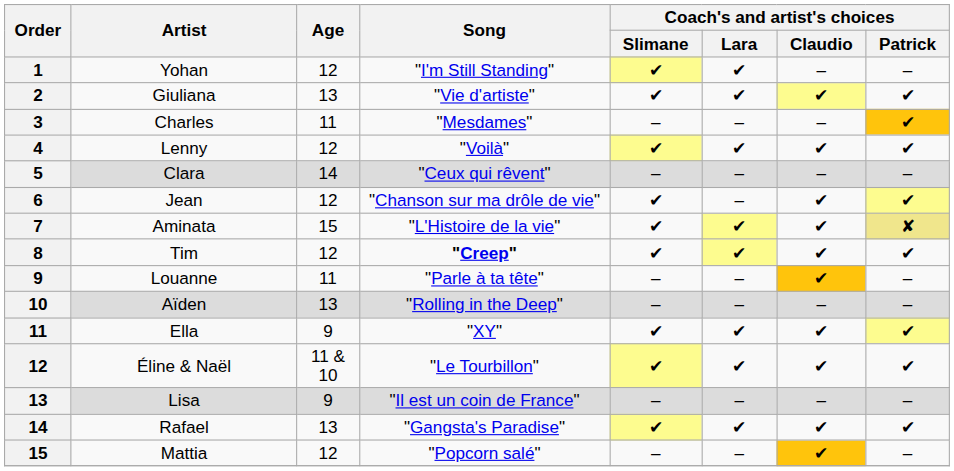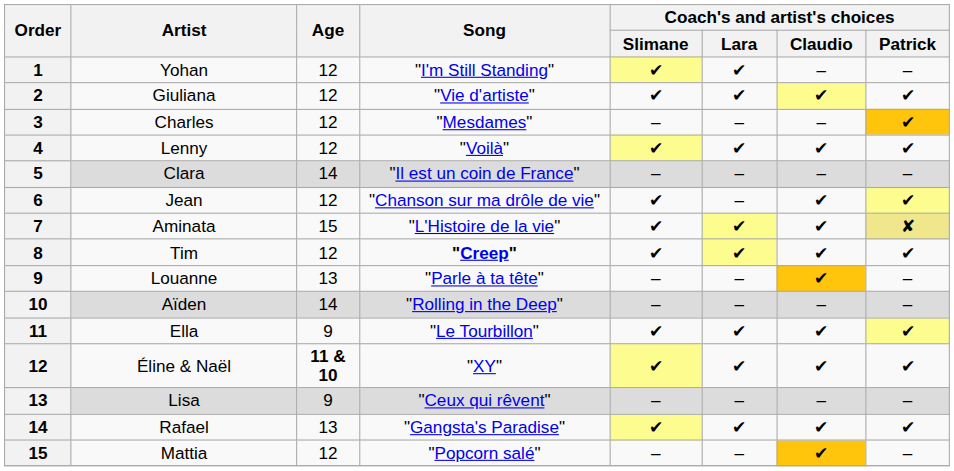(328, 96) 13 -> (328, 96) 12
(328, 122) 11 -> (328, 122) 12
(484, 174) "Ceux qui rêvent" -> (484, 174) "Il est un coin de France"
(328, 278) 11 -> (328, 278) 13
(328, 304) 13 -> (328, 304) 14
(484, 331) "XY" -> (484, 331) "Le Tourbillon"
(328, 366) normal -> (328, 366) bold
(484, 366) "Le Tourbillon" -> (484, 366) "XY"
(484, 401) "Il est un coin de France" -> (484, 401) "Ceux qui rêvent"
